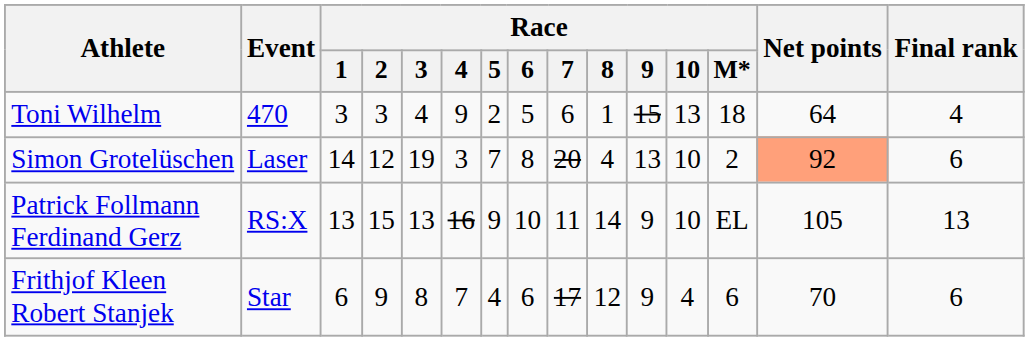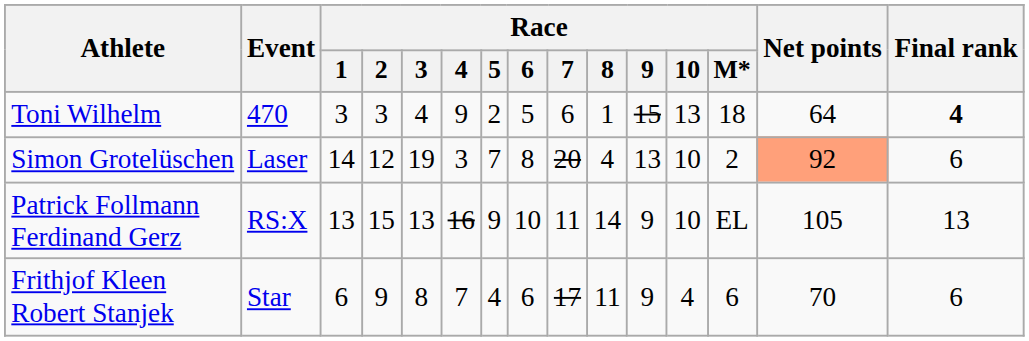(956, 114) normal -> (956, 114) bold
(607, 297) 12 -> (607, 297) 11
